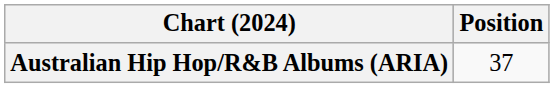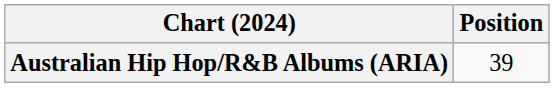(501, 62) 37 -> (501, 62) 39
